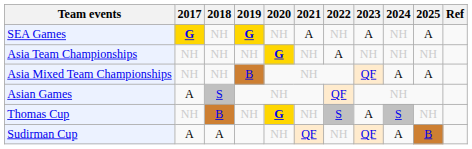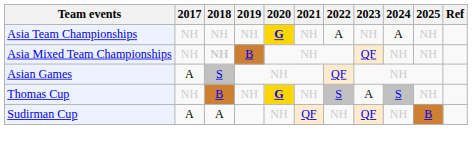- row: (37, 34)
(398, 54) NH -> (398, 34) A
(219, 74) normal -> (219, 54) bold
(398, 74) A -> (398, 54) NH
(428, 74) A -> (428, 54) NH
(398, 134) A -> (398, 114) NH
